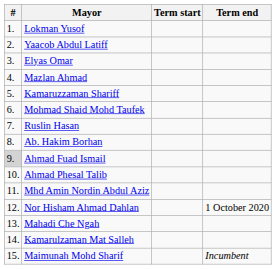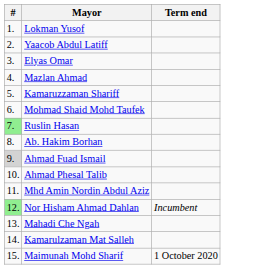- column: (177, 12)
(11, 126) no background -> (11, 126) lightgreen background
(13, 207) no background -> (13, 207) lightgreen background
(237, 207) 1 October 2020 -> (176, 207) Incumbent
(227, 256) Incumbent -> (186, 256) 1 October 2020
